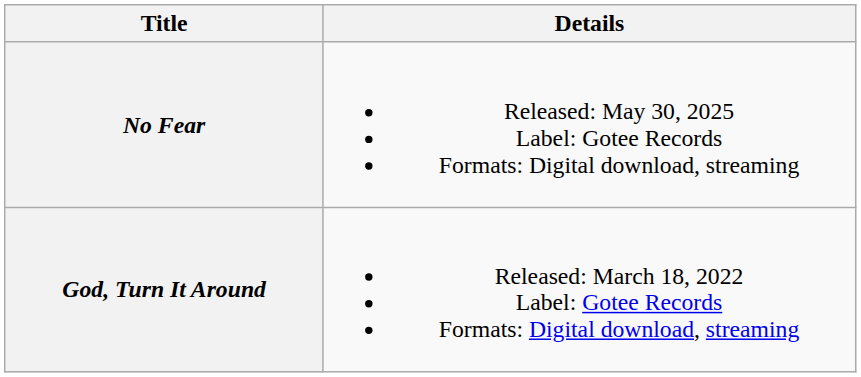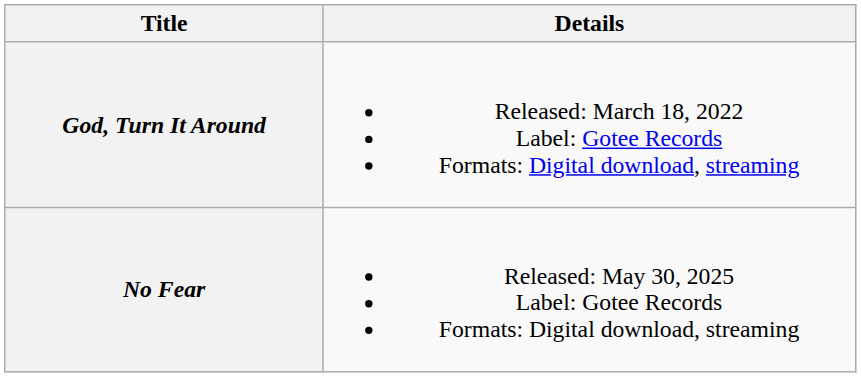rows swapped: (164, 289) <-> (164, 124)
